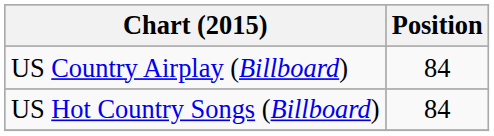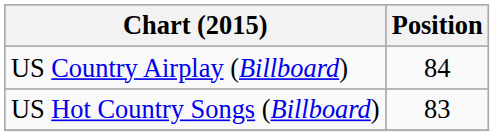(437, 109) 84 -> (437, 109) 83
